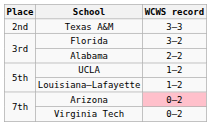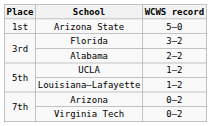+ row: (89, 26)
- row: (89, 26)
(174, 99) pink background -> (174, 99) no background
